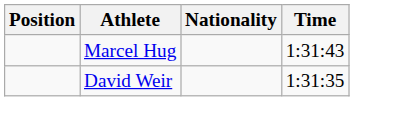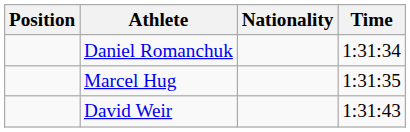+ row: (158, 50)
(315, 50) 1:31:43 -> (372, 80) 1:31:35
(315, 80) 1:31:35 -> (372, 111) 1:31:43
